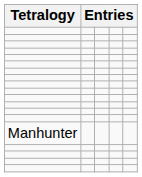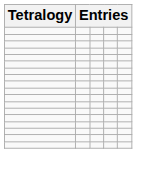- row: (43, 133)
